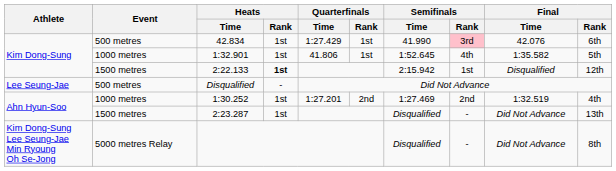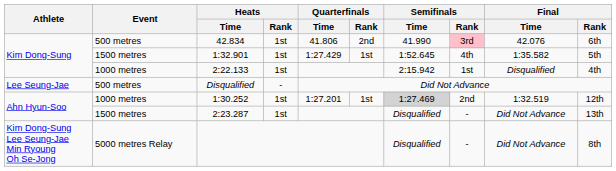(324, 41) 1:27.429 -> (324, 41) 41.806
(366, 41) 1st -> (366, 41) 2nd
(121, 56) 1000 metres -> (121, 56) 1500 metres
(324, 56) 41.806 -> (324, 56) 1:27.429
(121, 70) 1500 metres -> (121, 70) 1000 metres
(281, 70) bold -> (281, 70) normal
(595, 70) 12th -> (595, 70) 4th
(366, 99) 2nd -> (366, 99) 1st
(417, 99) no background -> (417, 99) lightgrey background
(595, 99) 4th -> (595, 99) 12th
